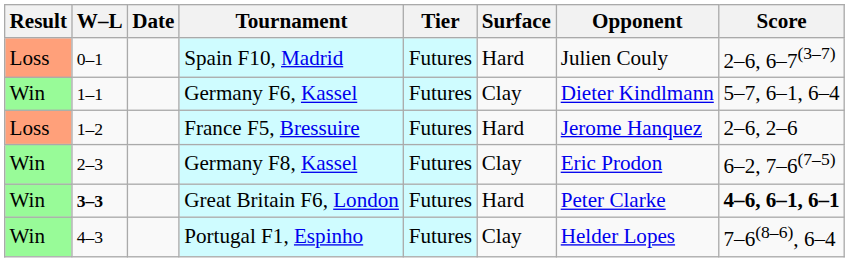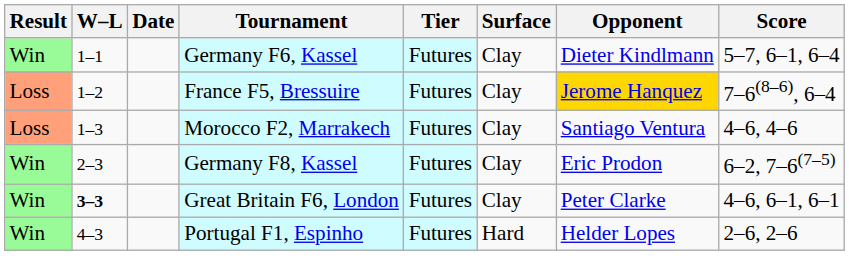- row: (264, 57)
(503, 127) Hard -> (502, 91) Clay
(631, 127) no background -> (631, 91) gold background
(760, 127) 2–6, 2–6 -> (780, 91) 7–6(8–6), 6–4
+ row: (287, 127)
(503, 200) Hard -> (502, 200) Clay
(782, 200) bold -> (782, 200) normal
(502, 236) Clay -> (503, 233) Hard
(780, 236) 7–6(8–6), 6–4 -> (760, 233) 2–6, 2–6
